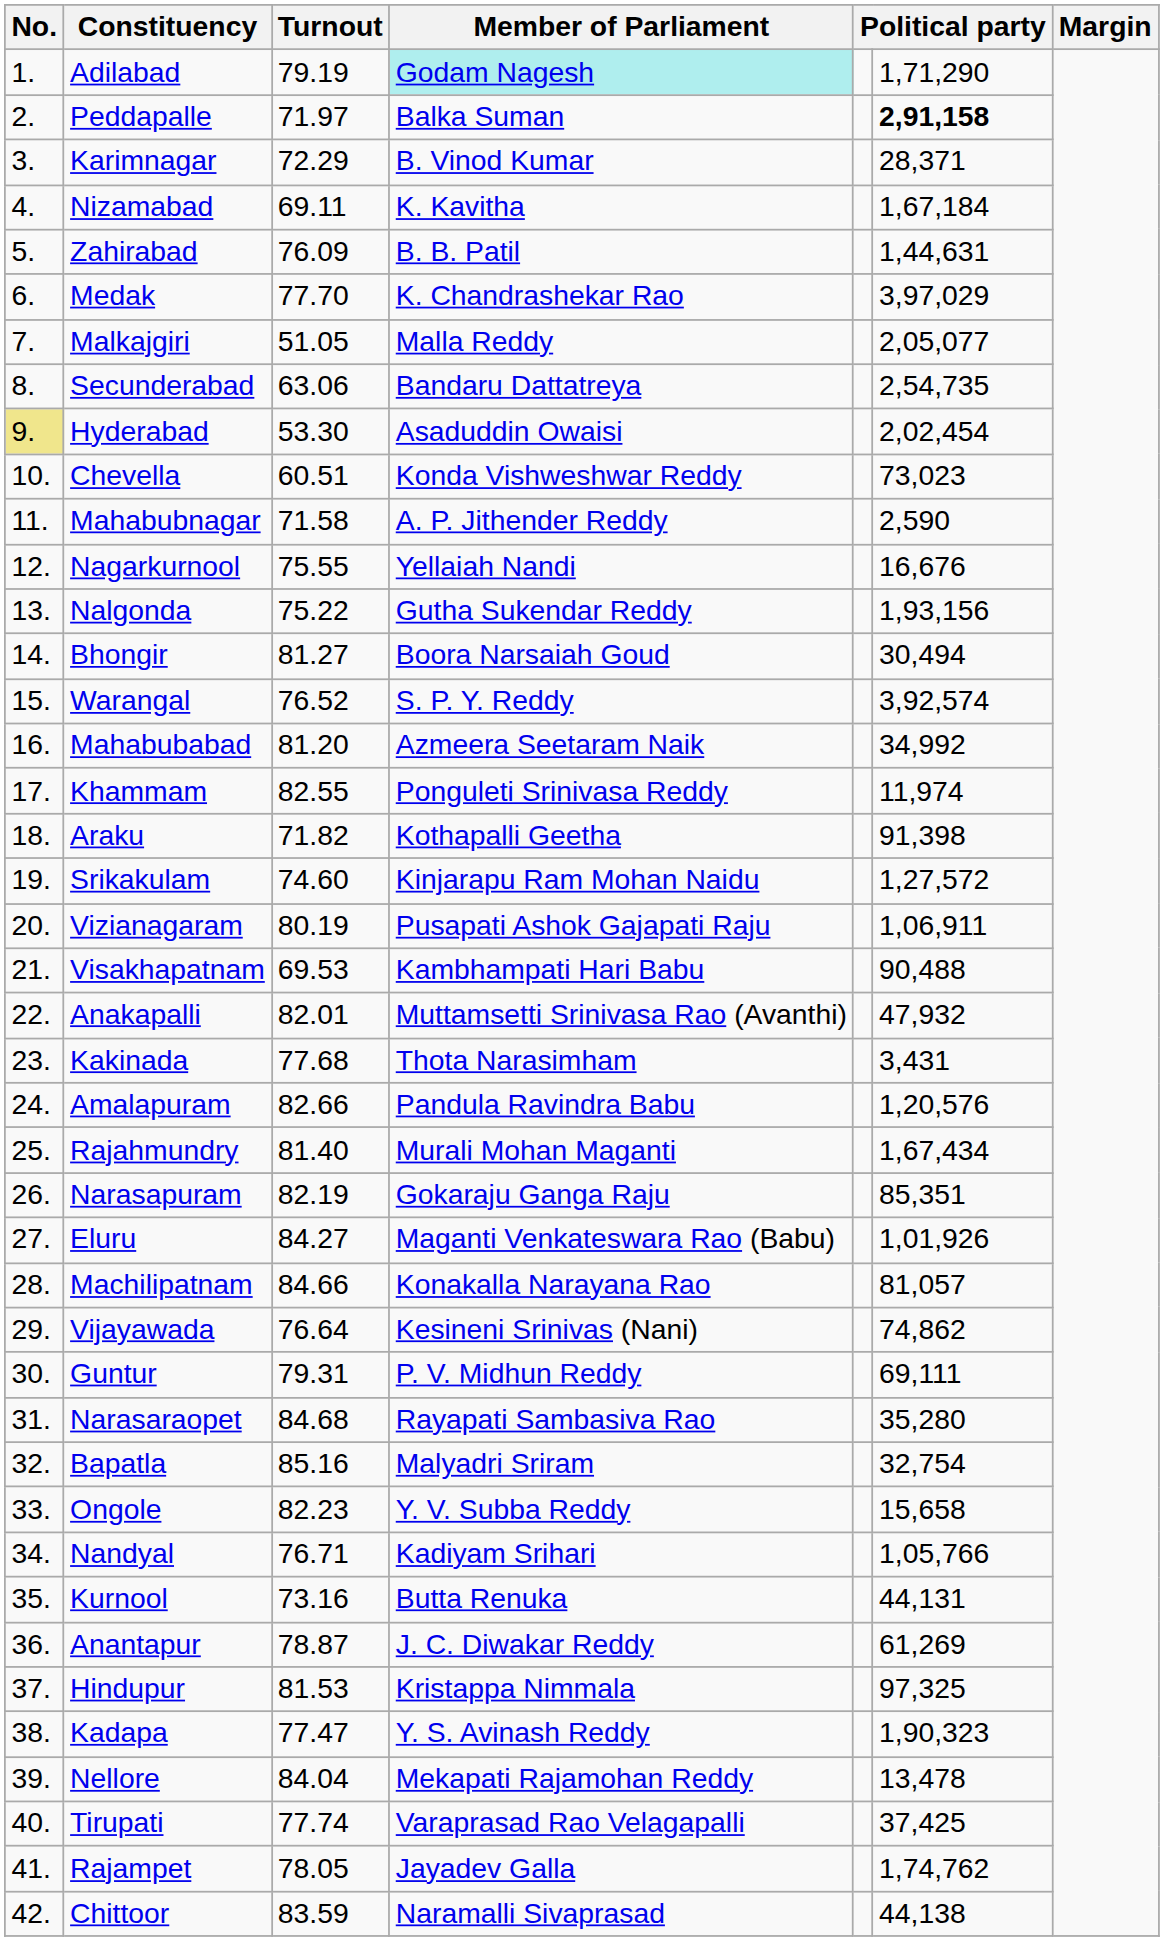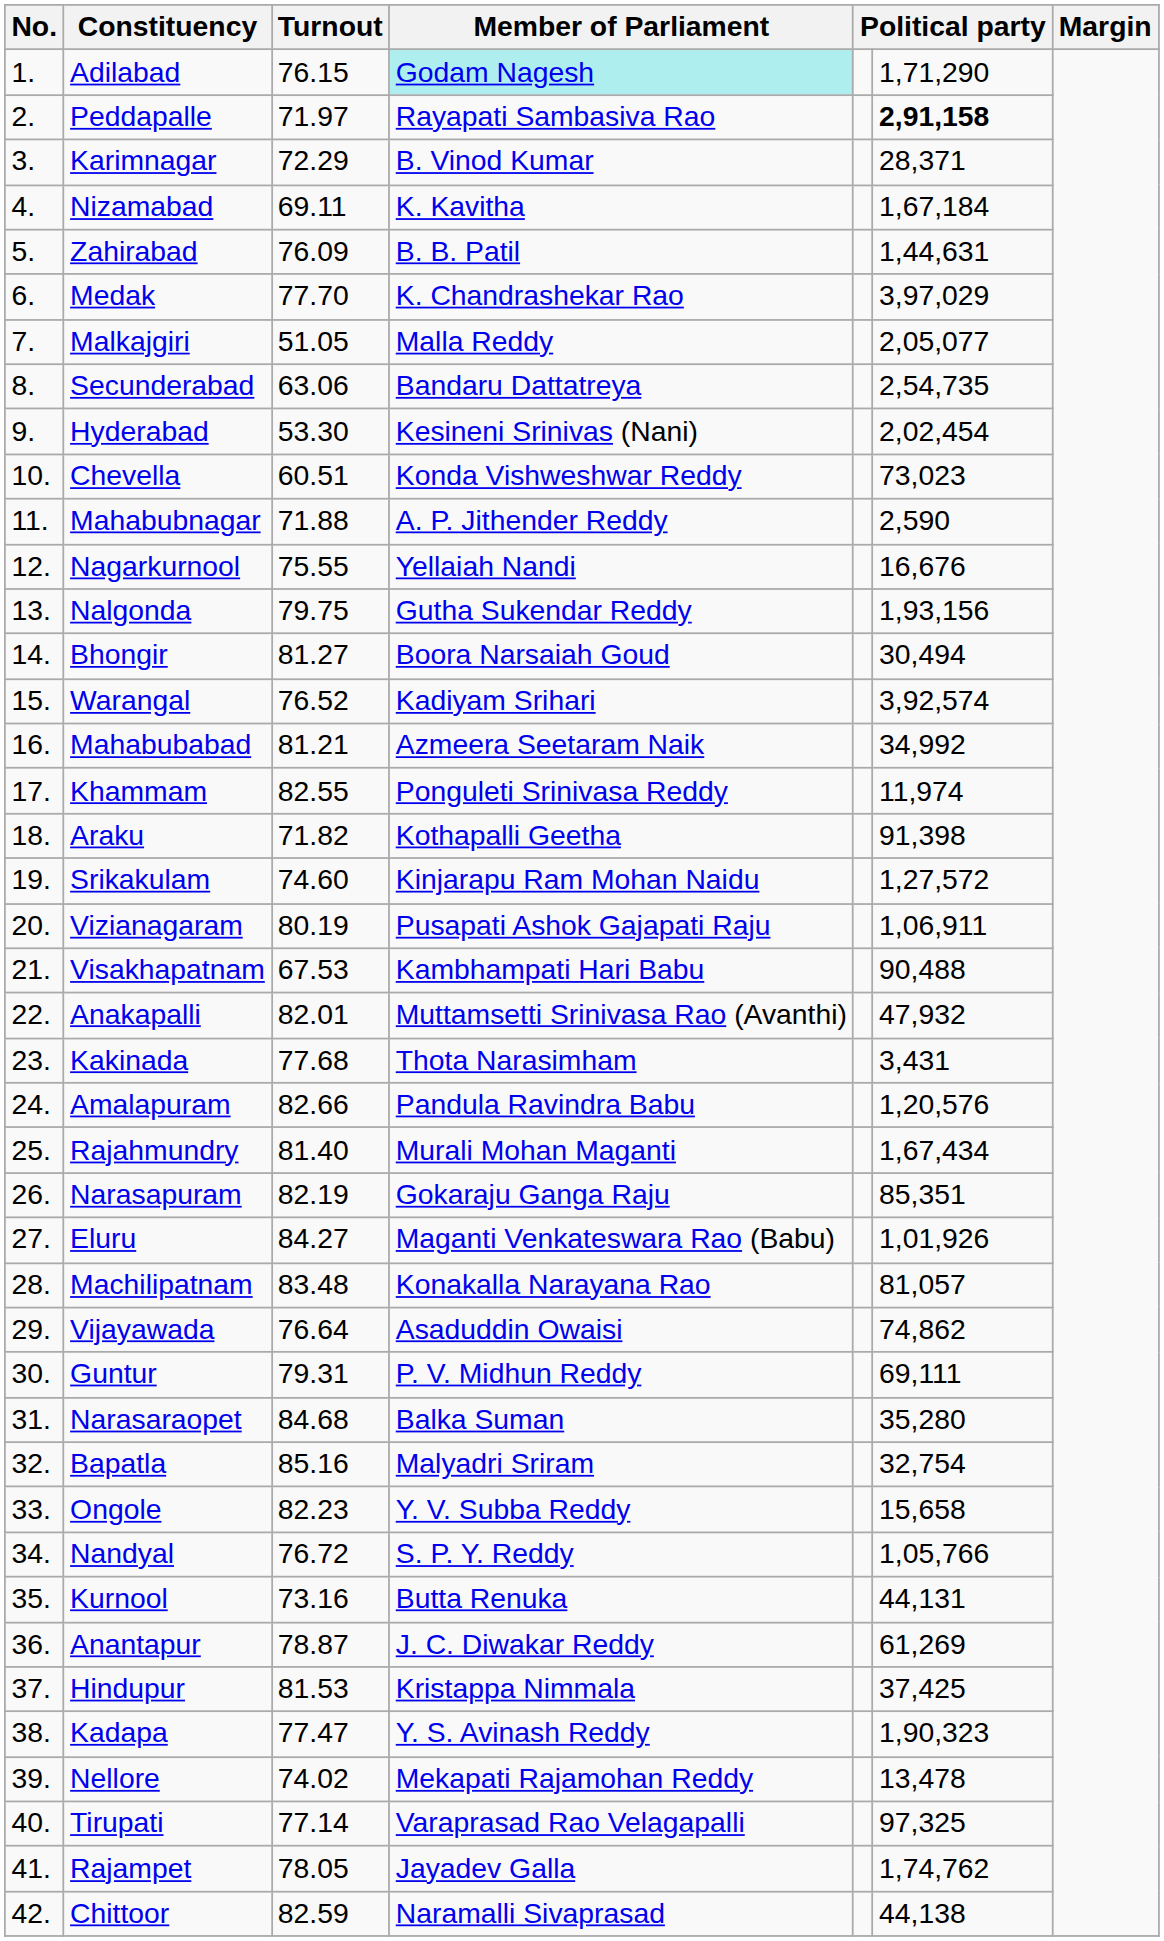(313, 71) 79.19 -> (313, 71) 76.15
(480, 116) Balka Suman -> (556, 116) Rayapati Sambasiva Rao
(23, 431) khaki background -> (23, 431) no background
(509, 431) Asaduddin Owaisi -> (547, 431) Kesineni Srinivas (Nani)
(313, 521) 71.58 -> (313, 521) 71.88
(313, 610) 75.22 -> (313, 610) 79.75
(485, 700) S. P. Y. Reddy -> (496, 700) Kadiyam Srihari
(313, 745) 81.20 -> (313, 745) 81.21
(313, 970) 69.53 -> (313, 970) 67.53
(313, 1284) 84.66 -> (313, 1284) 83.48
(547, 1329) Kesineni Srinivas (Nani) -> (509, 1329) Asaduddin Owaisi
(556, 1419) Rayapati Sambasiva Rao -> (480, 1419) Balka Suman
(313, 1554) 76.71 -> (313, 1554) 76.72
(496, 1554) Kadiyam Srihari -> (485, 1554) S. P. Y. Reddy
(922, 1688) 97,325 -> (922, 1688) 37,425
(313, 1778) 84.04 -> (313, 1778) 74.02
(313, 1823) 77.74 -> (313, 1823) 77.14
(922, 1823) 37,425 -> (922, 1823) 97,325
(313, 1913) 83.59 -> (313, 1913) 82.59
